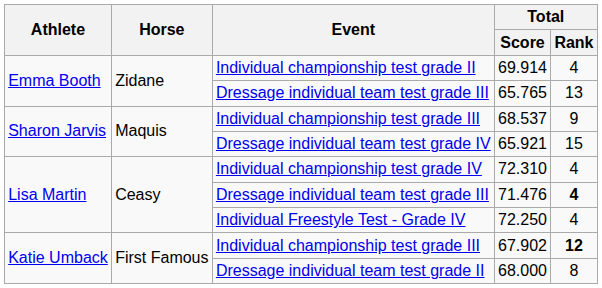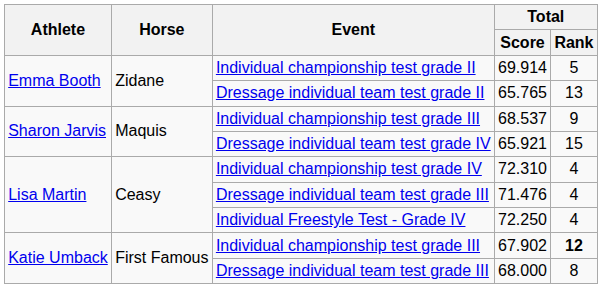(574, 67) 4 -> (574, 67) 5
(352, 93) Dressage individual team test grade III -> (350, 93) Dressage individual team test grade II
(574, 194) bold -> (574, 194) normal
(350, 270) Dressage individual team test grade II -> (352, 270) Dressage individual team test grade III
